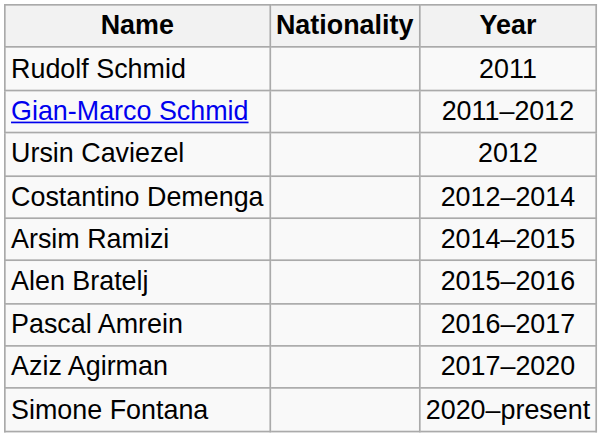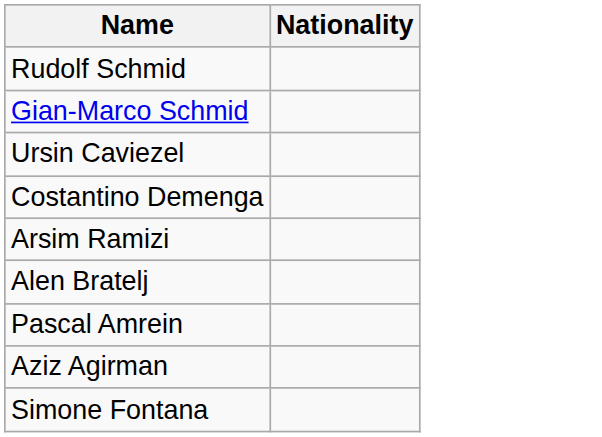- column: (508, 25)
